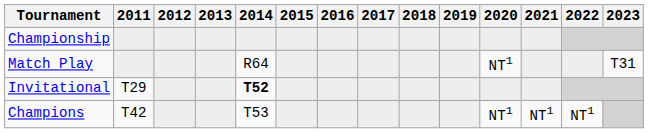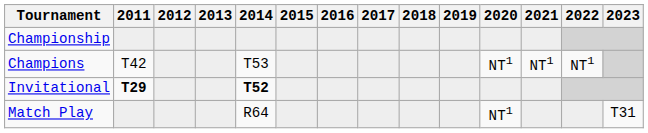rows swapped: (50, 64) <-> (46, 114)
(134, 89) normal -> (134, 89) bold
